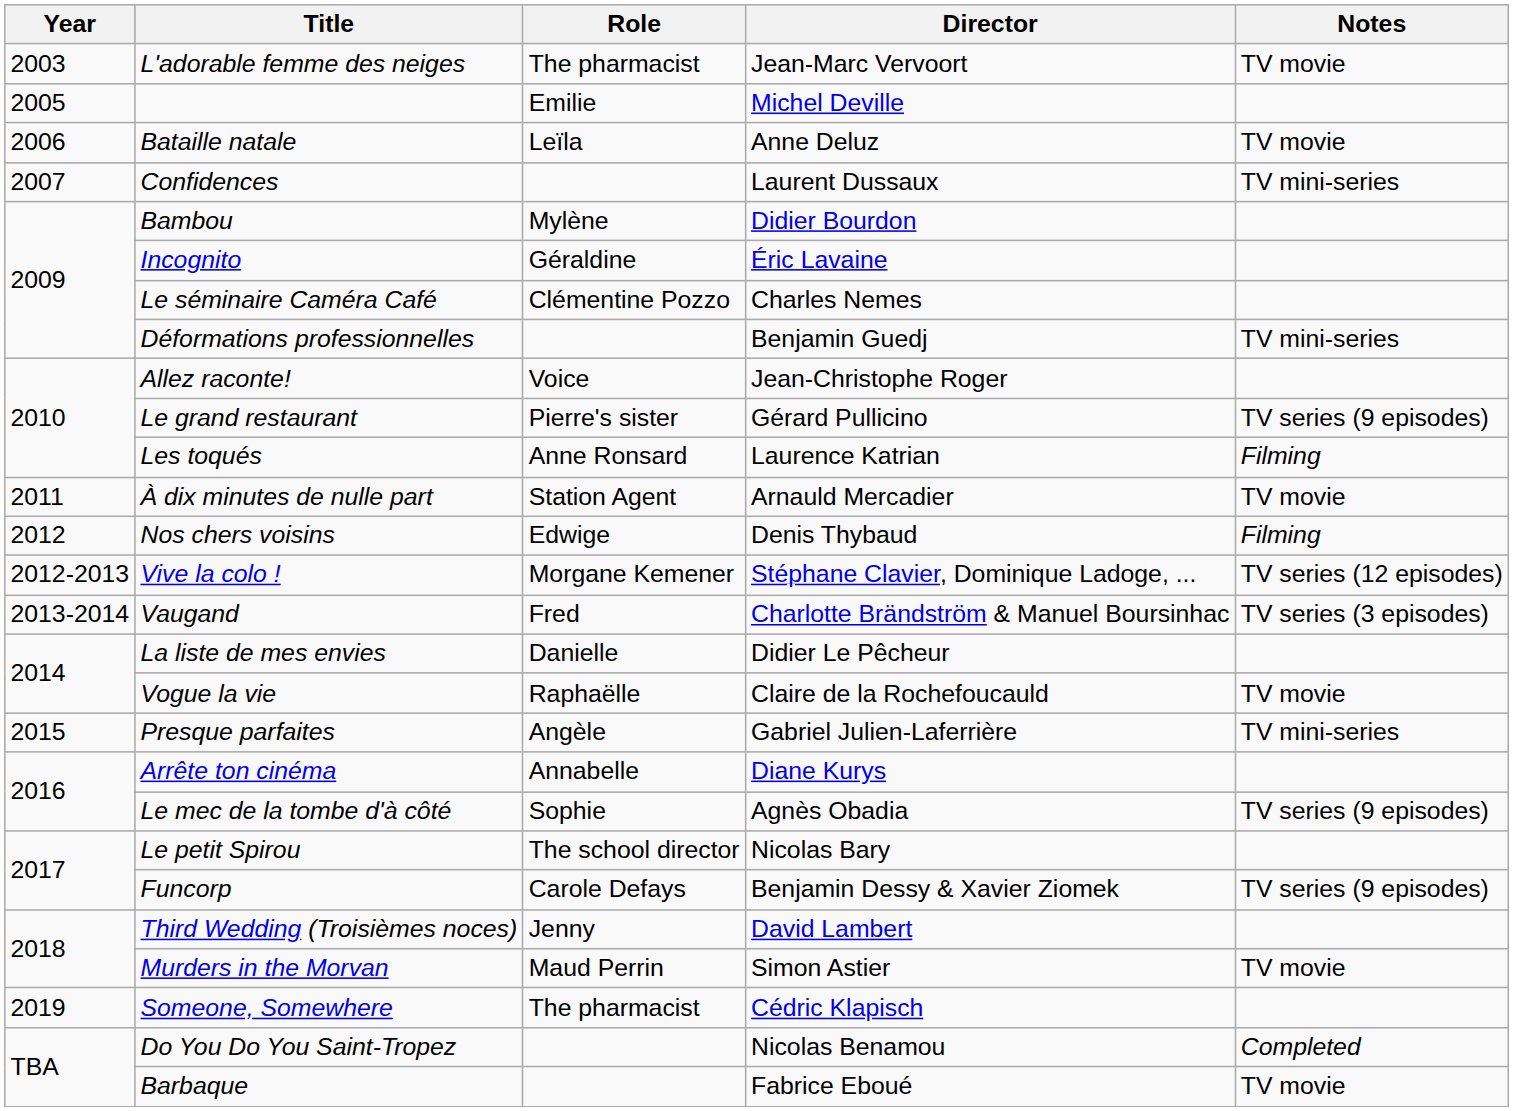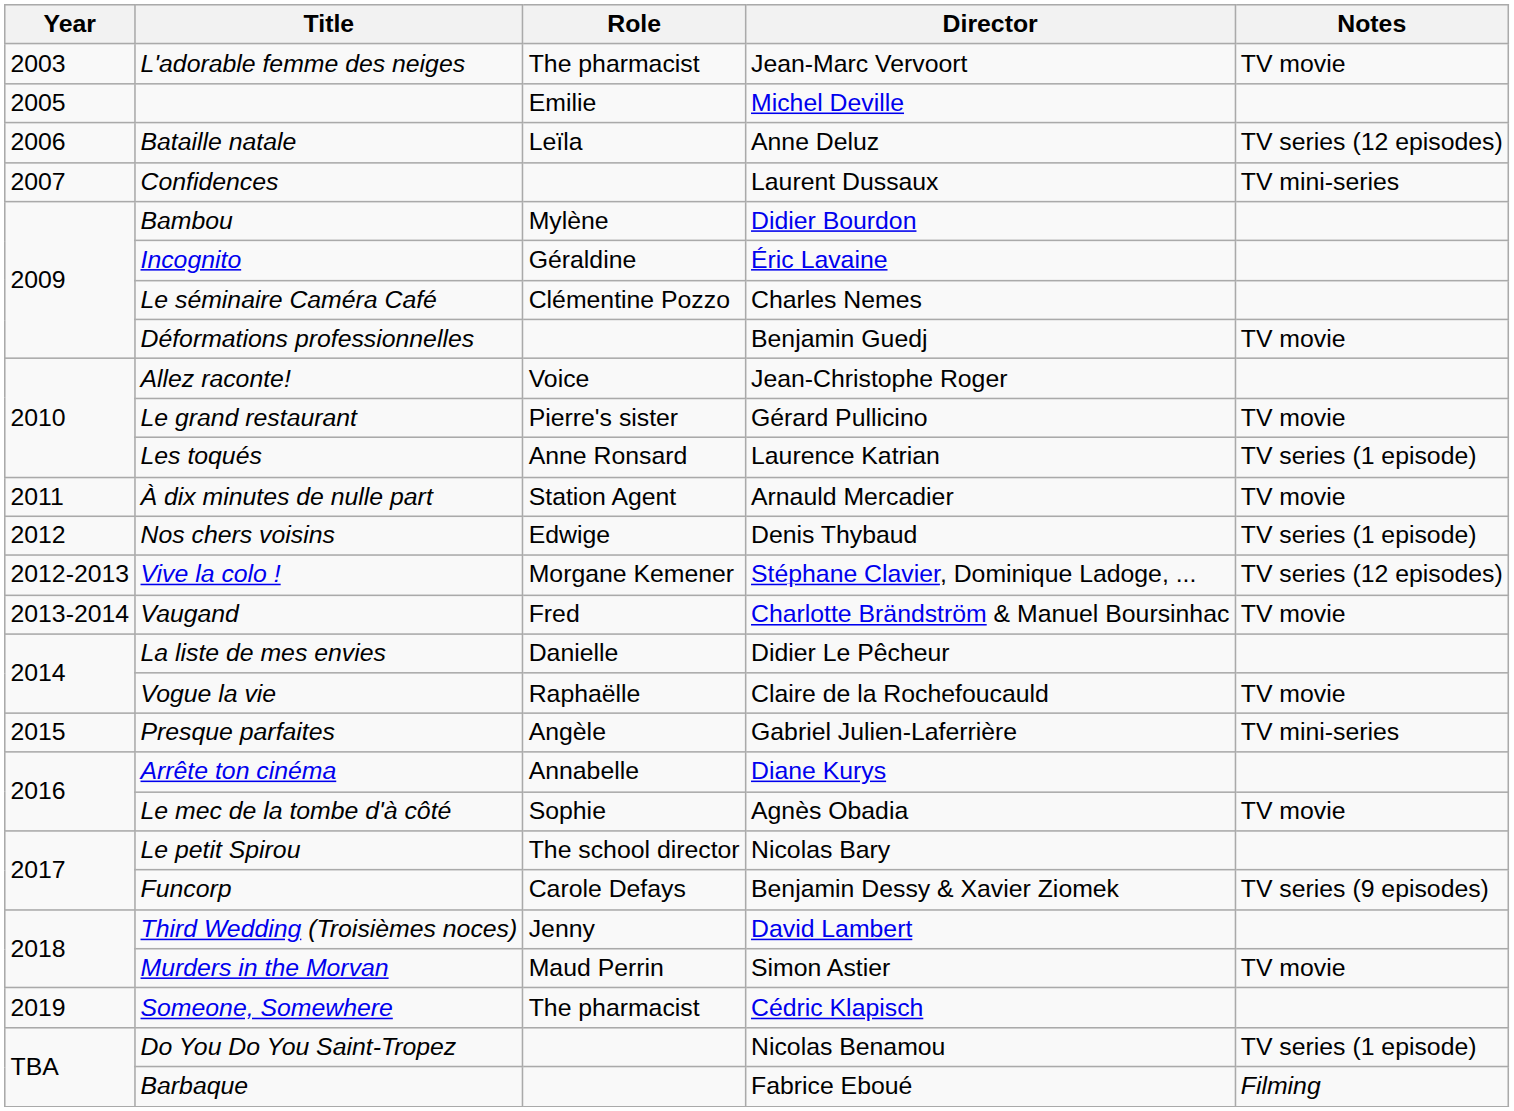(1293, 142) TV movie -> (1372, 142) TV series (12 episodes)
(1320, 338) TV mini-series -> (1293, 338) TV movie
(1365, 417) TV series (9 episodes) -> (1293, 417) TV movie
(1281, 456) Filming -> (1359, 456) TV series (1 episode)
(1281, 535) Filming -> (1359, 535) TV series (1 episode)
(1365, 614) TV series (3 episodes) -> (1293, 614) TV movie
(1365, 810) TV series (9 episodes) -> (1293, 810) TV movie
(1301, 1046) Completed -> (1359, 1046) TV series (1 episode)
(1293, 1086) TV movie -> (1281, 1086) Filming
